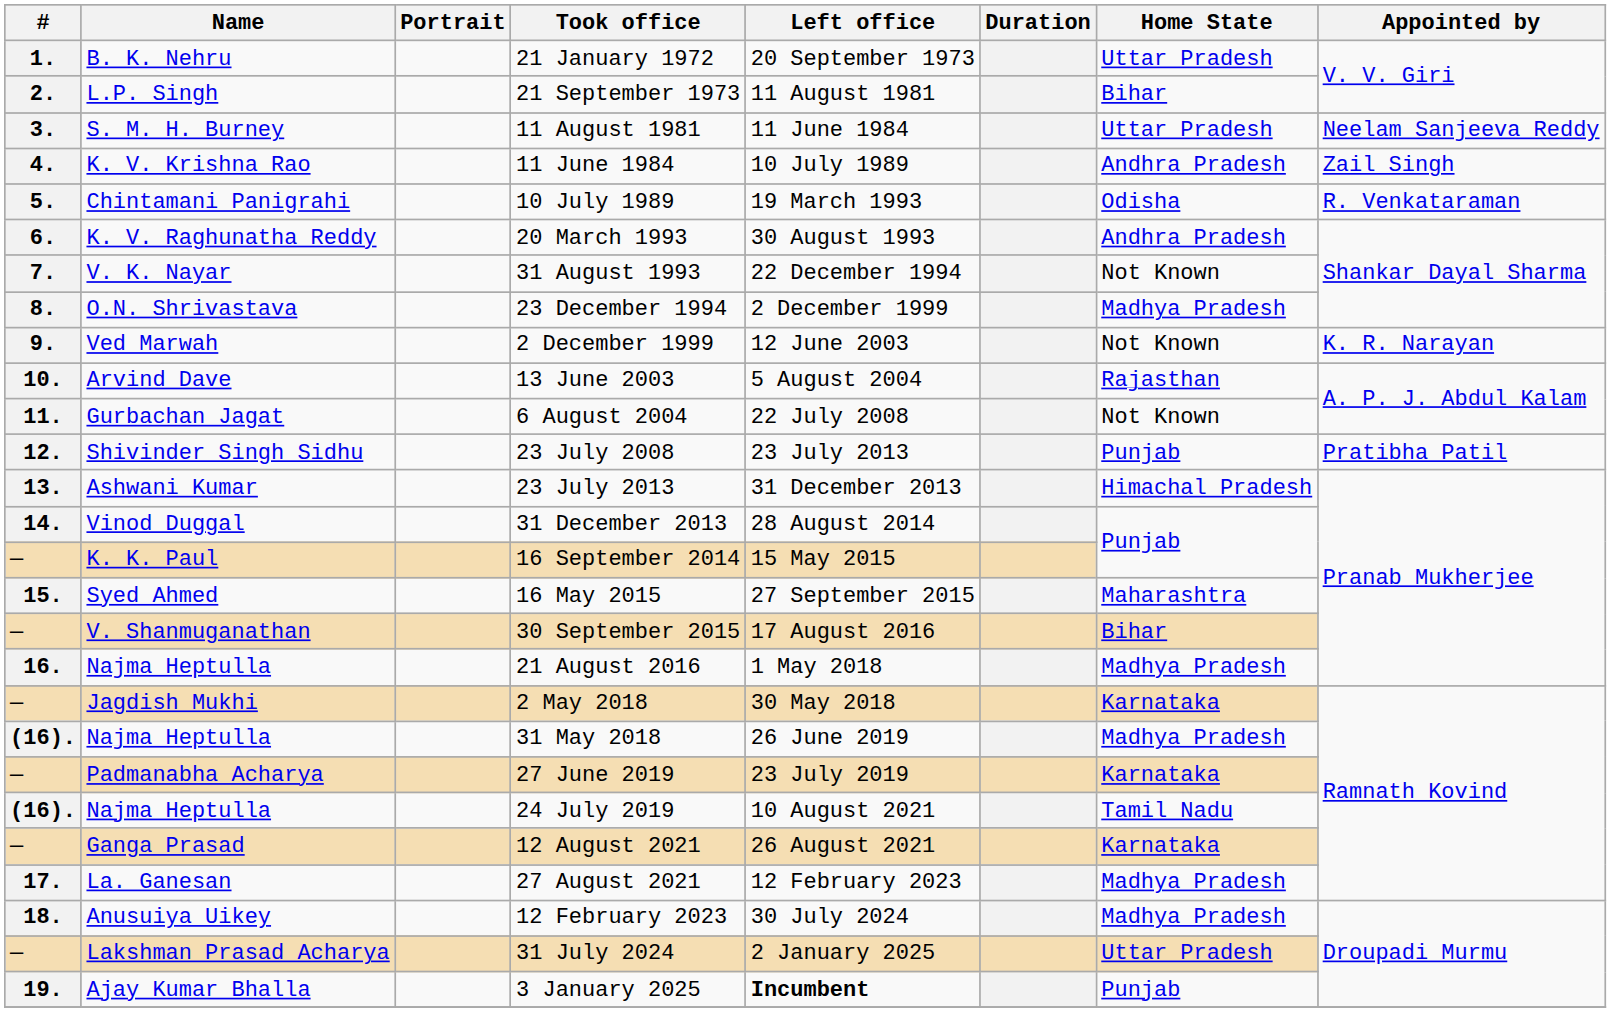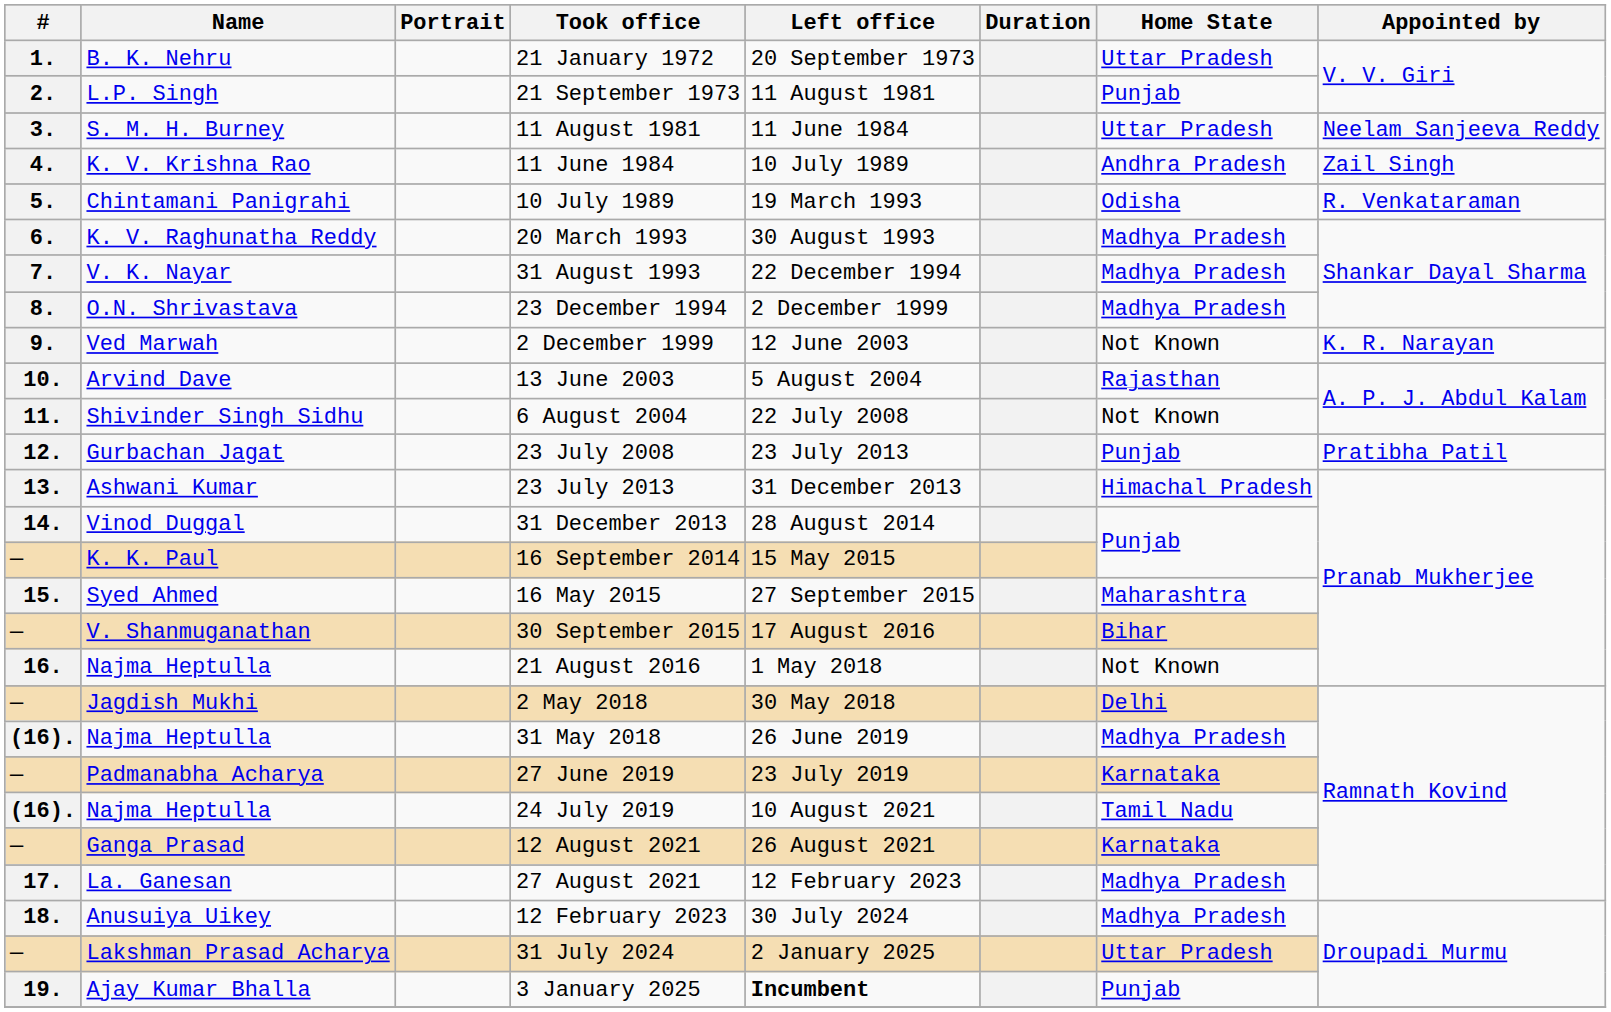(1134, 94) Bihar -> (1141, 94) Punjab
(1194, 238) Andhra Pradesh -> (1194, 238) Madhya Pradesh
(1161, 273) Not Known -> (1194, 273) Madhya Pradesh
(185, 417) Gurbachan Jagat -> (225, 417) Shivinder Singh Sidhu
(225, 452) Shivinder Singh Sidhu -> (185, 452) Gurbachan Jagat
(1194, 667) Madhya Pradesh -> (1161, 667) Not Known
(1161, 703) Karnataka -> (1134, 703) Delhi
